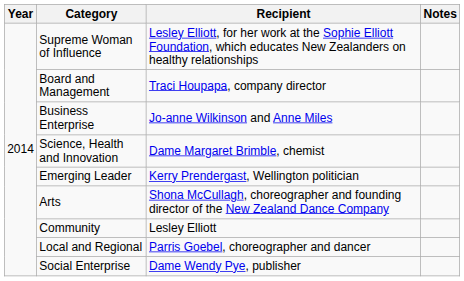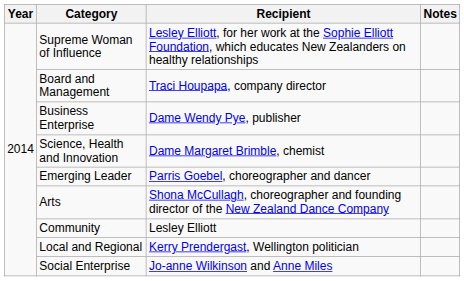(241, 118) Jo-anne Wilkinson and Anne Miles -> (225, 118) Dame Wendy Pye, publisher
(254, 176) Kerry Prendergast, Wellington politician -> (260, 176) Parris Goebel, choreographer and dancer
(260, 247) Parris Goebel, choreographer and dancer -> (254, 247) Kerry Prendergast, Wellington politician
(225, 266) Dame Wendy Pye, publisher -> (241, 266) Jo-anne Wilkinson and Anne Miles
